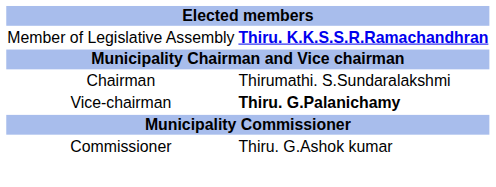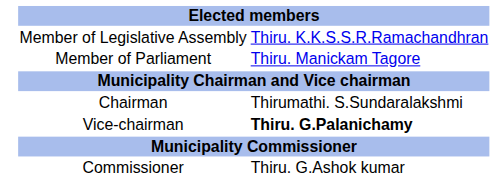(363, 37) bold -> (370, 37) normal
+ row: (133, 59)
